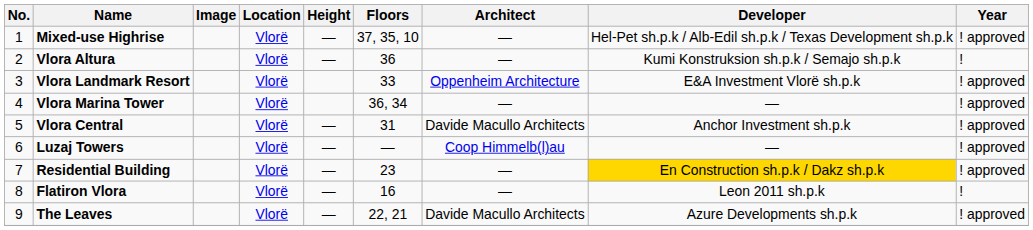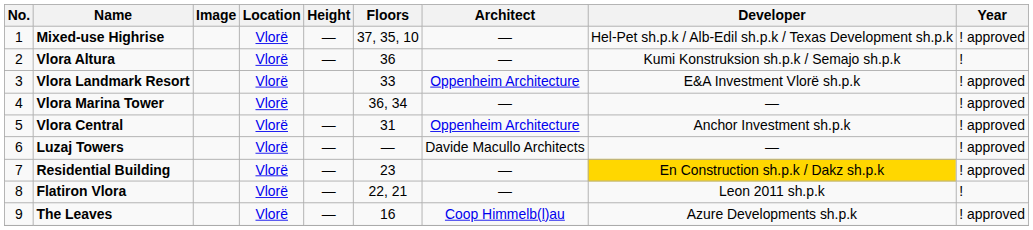(505, 125) Davide Macullo Architects -> (505, 125) Oppenheim Architecture
(505, 147) Coop Himmelb(l)au -> (505, 147) Davide Macullo Architects
(388, 192) 16 -> (388, 192) 22, 21
(388, 214) 22, 21 -> (388, 214) 16
(505, 214) Davide Macullo Architects -> (505, 214) Coop Himmelb(l)au
